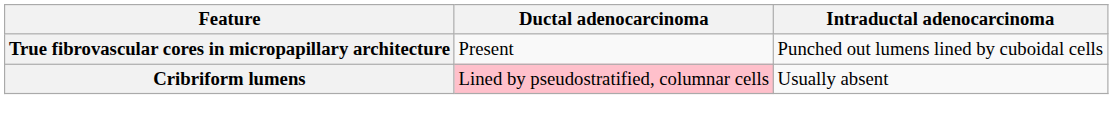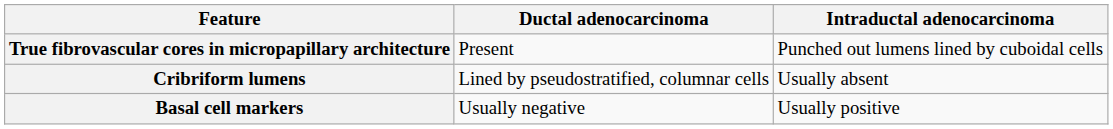(614, 78) pink background -> (614, 78) no background
+ row: (229, 108)
